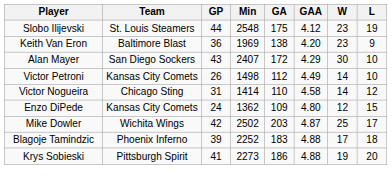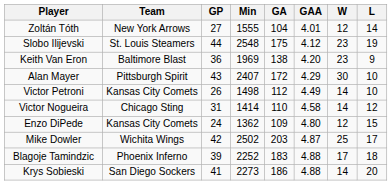+ row: (54, 28)
(152, 60) San Diego Sockers -> (152, 76) Pittsburgh Spirit
(152, 156) Pittsburgh Spirit -> (152, 172) San Diego Sockers
(342, 156) 19 -> (342, 172) 14
